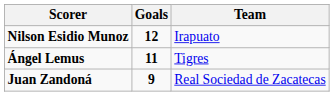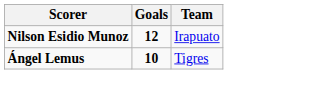(151, 58) 11 -> (151, 58) 10
- row: (50, 79)
